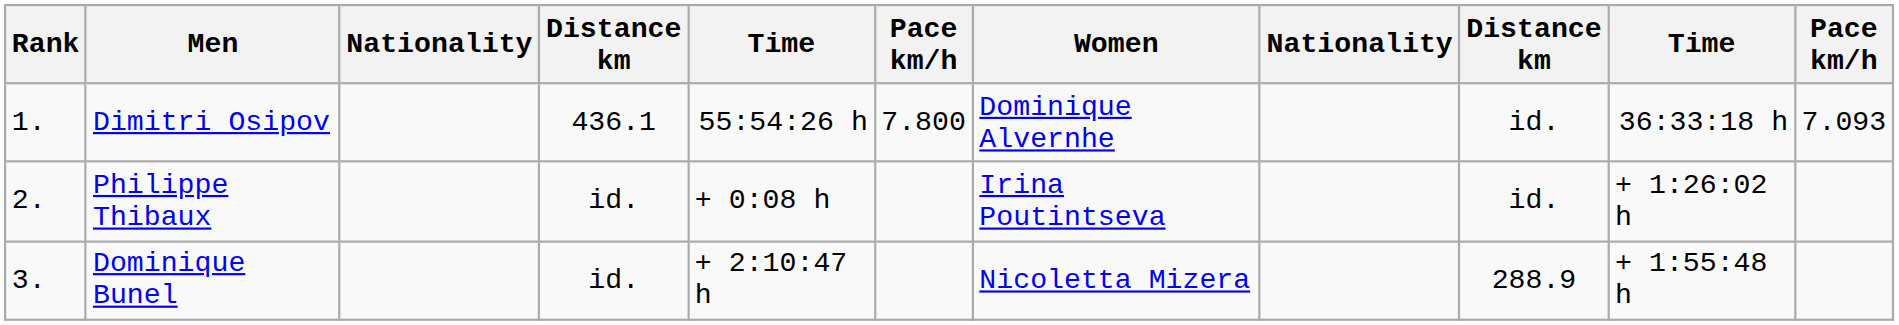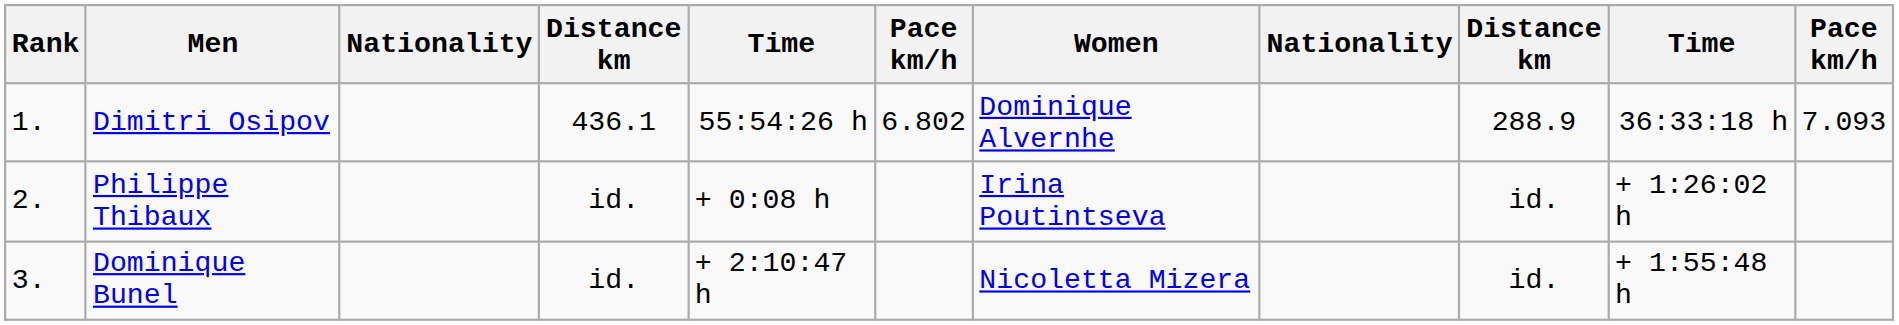(924, 123) 7.800 -> (924, 123) 6.802
(1534, 123) id. -> (1534, 123) 288.9
(1534, 280) 288.9 -> (1534, 280) id.
